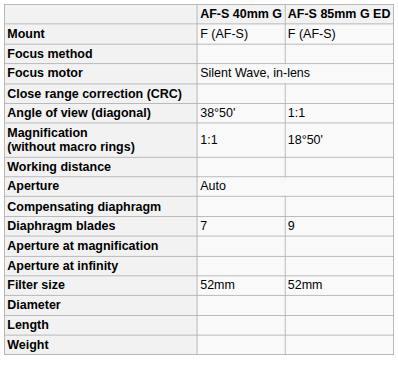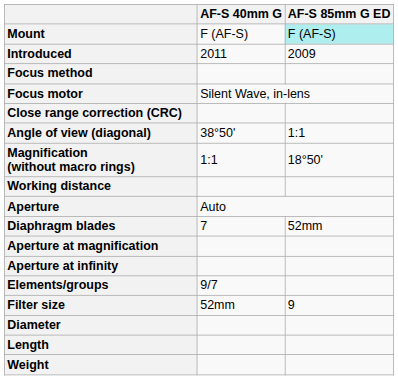(312, 34) no background -> (312, 34) paleturquoise background
+ row: (40, 53)
- row: (84, 206)
(291, 226) 9 -> (305, 226) 52mm
+ row: (58, 285)
(305, 285) 52mm -> (291, 305) 9
